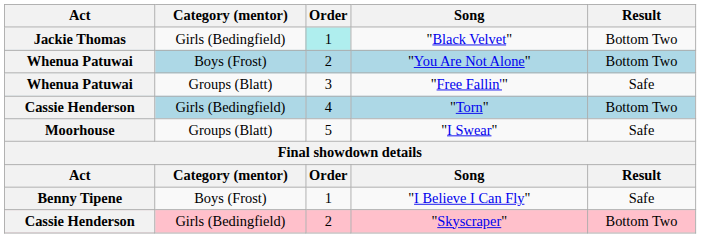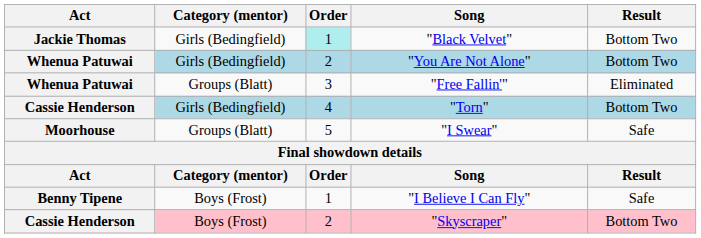(230, 61) Boys (Frost) -> (230, 61) Girls (Bedingfield)
(642, 84) Safe -> (642, 84) Eliminated
(230, 221) Girls (Bedingfield) -> (230, 221) Boys (Frost)
